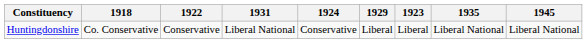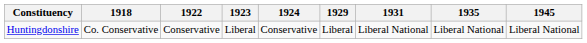columns swapped: (413, 13) <-> (260, 13)
